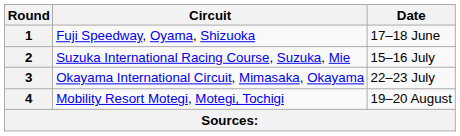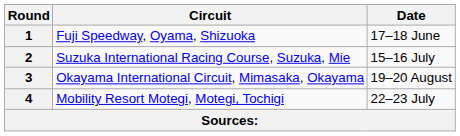(403, 78) 22–23 July -> (411, 78) 19–20 August
(411, 99) 19–20 August -> (403, 99) 22–23 July
